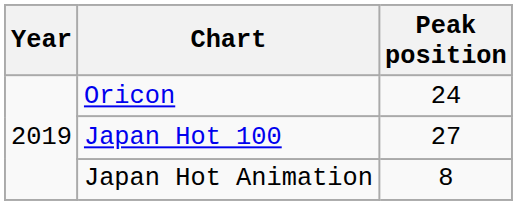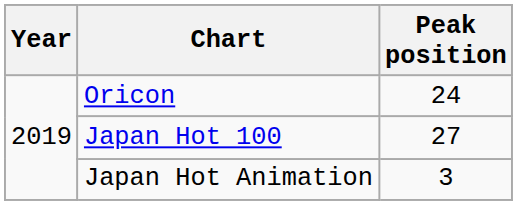(446, 179) 8 -> (446, 179) 3
